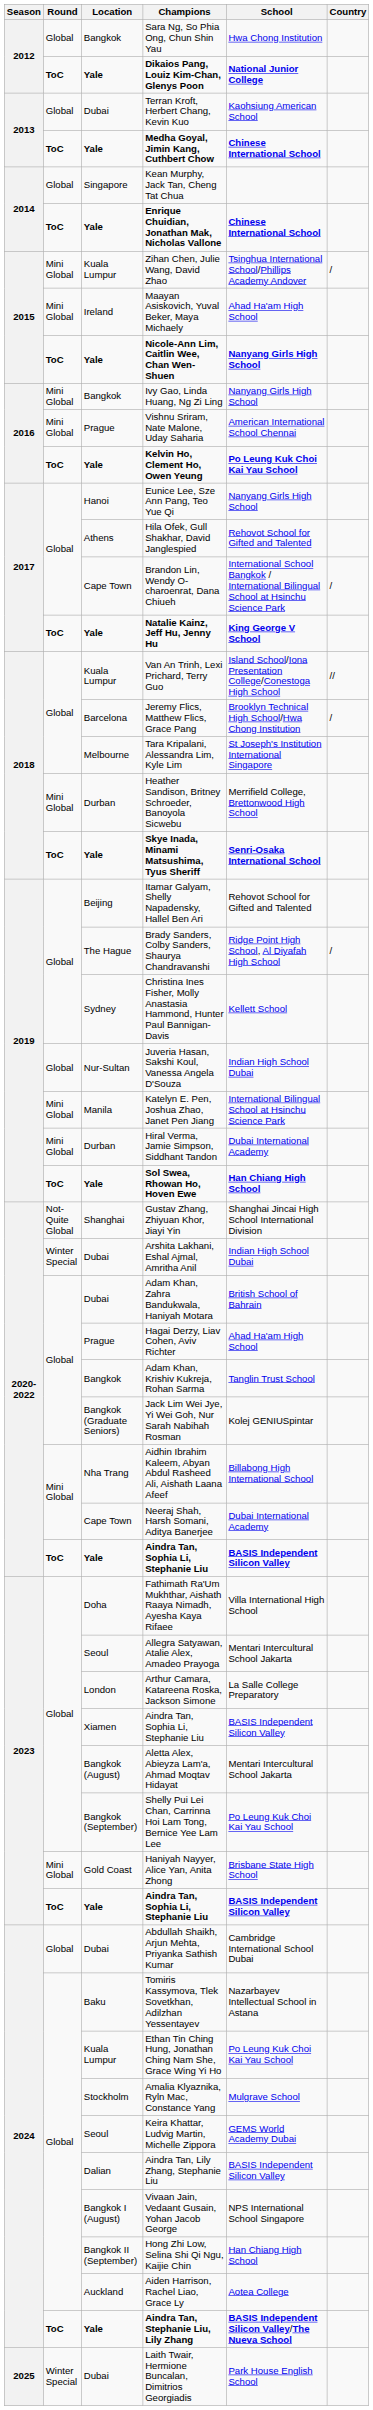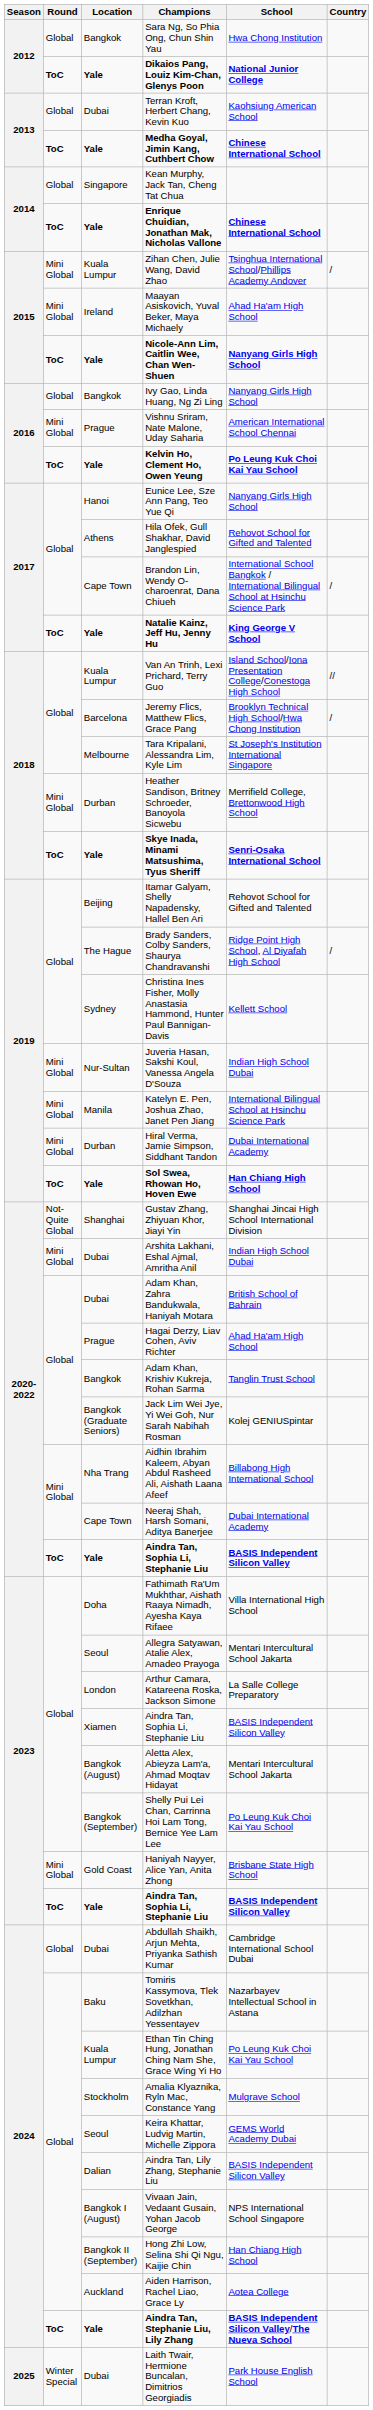(60, 396) Mini Global -> (60, 396) Global
(60, 1067) Global -> (60, 1067) Mini Global
(61, 1257) Winter Special -> (60, 1257) Mini Global
